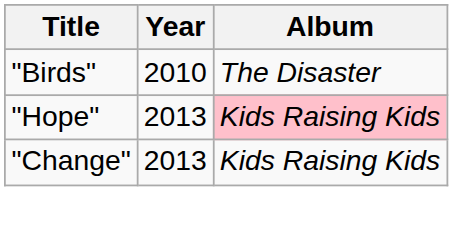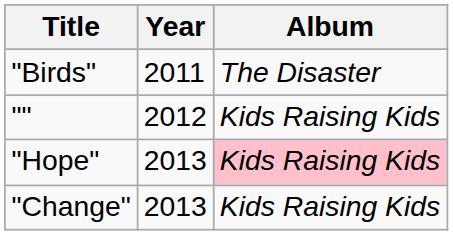(175, 71) 2010 -> (174, 71) 2011
+ row: (21, 116)
